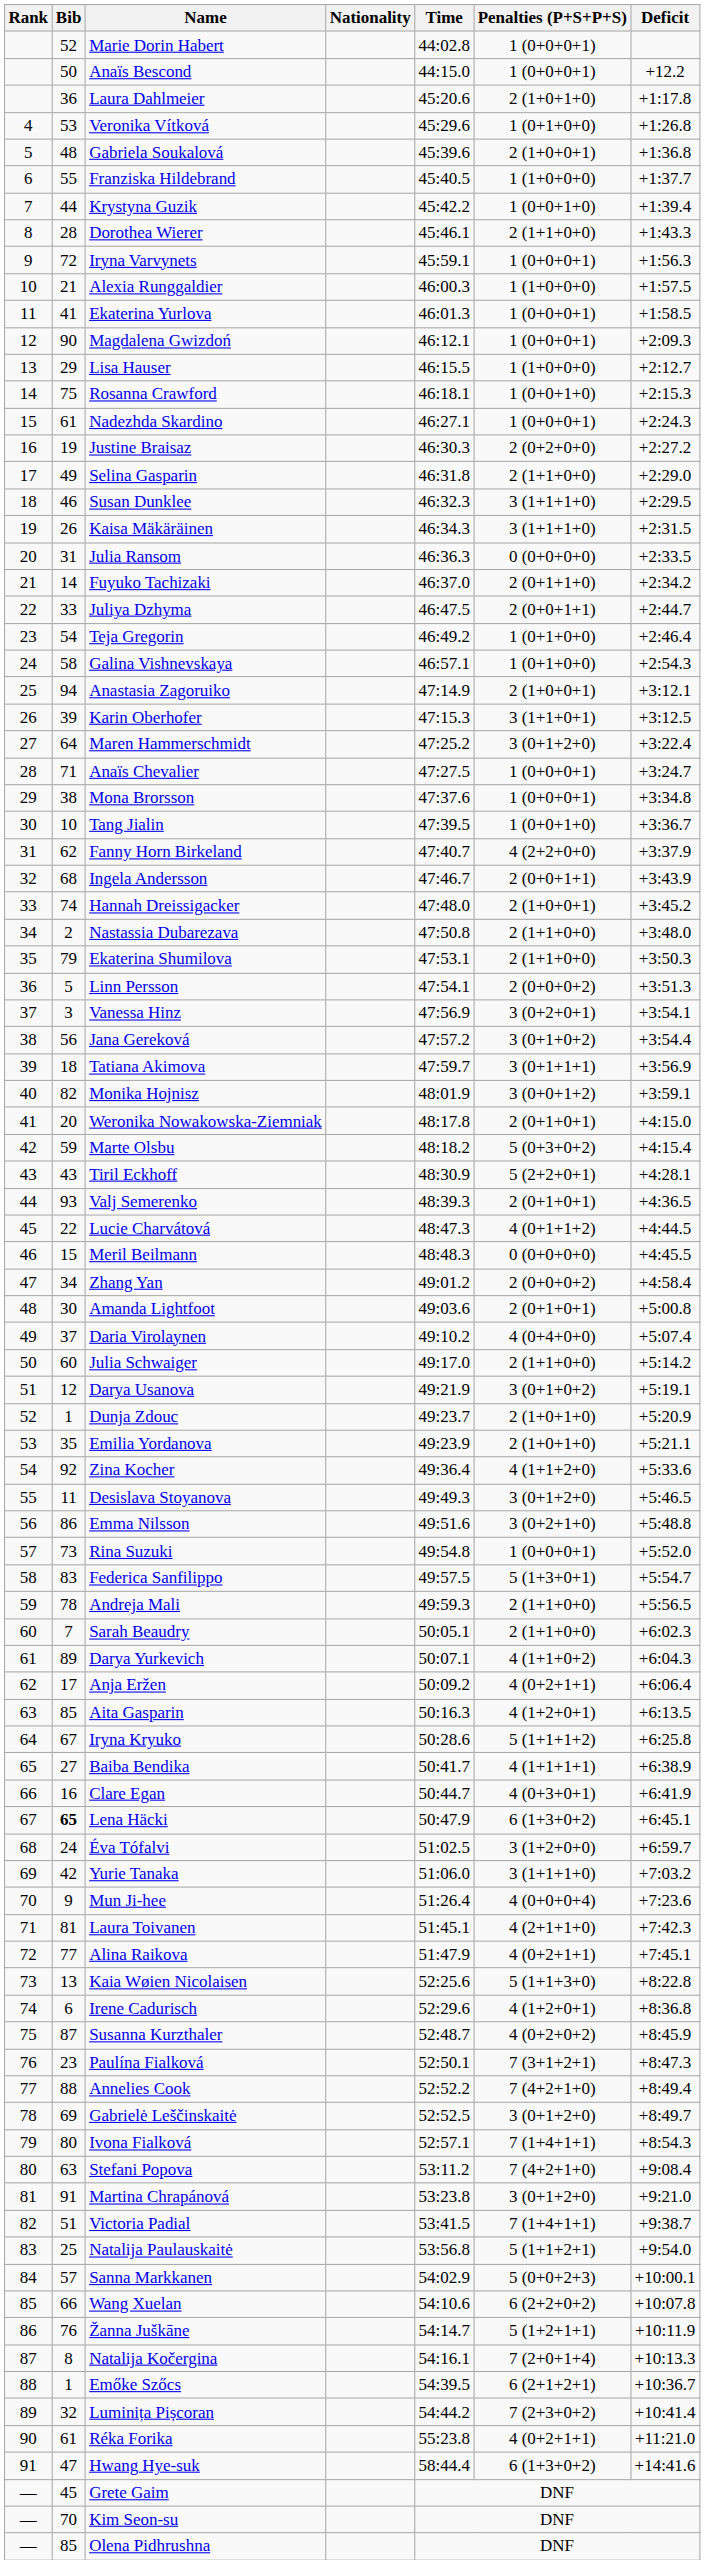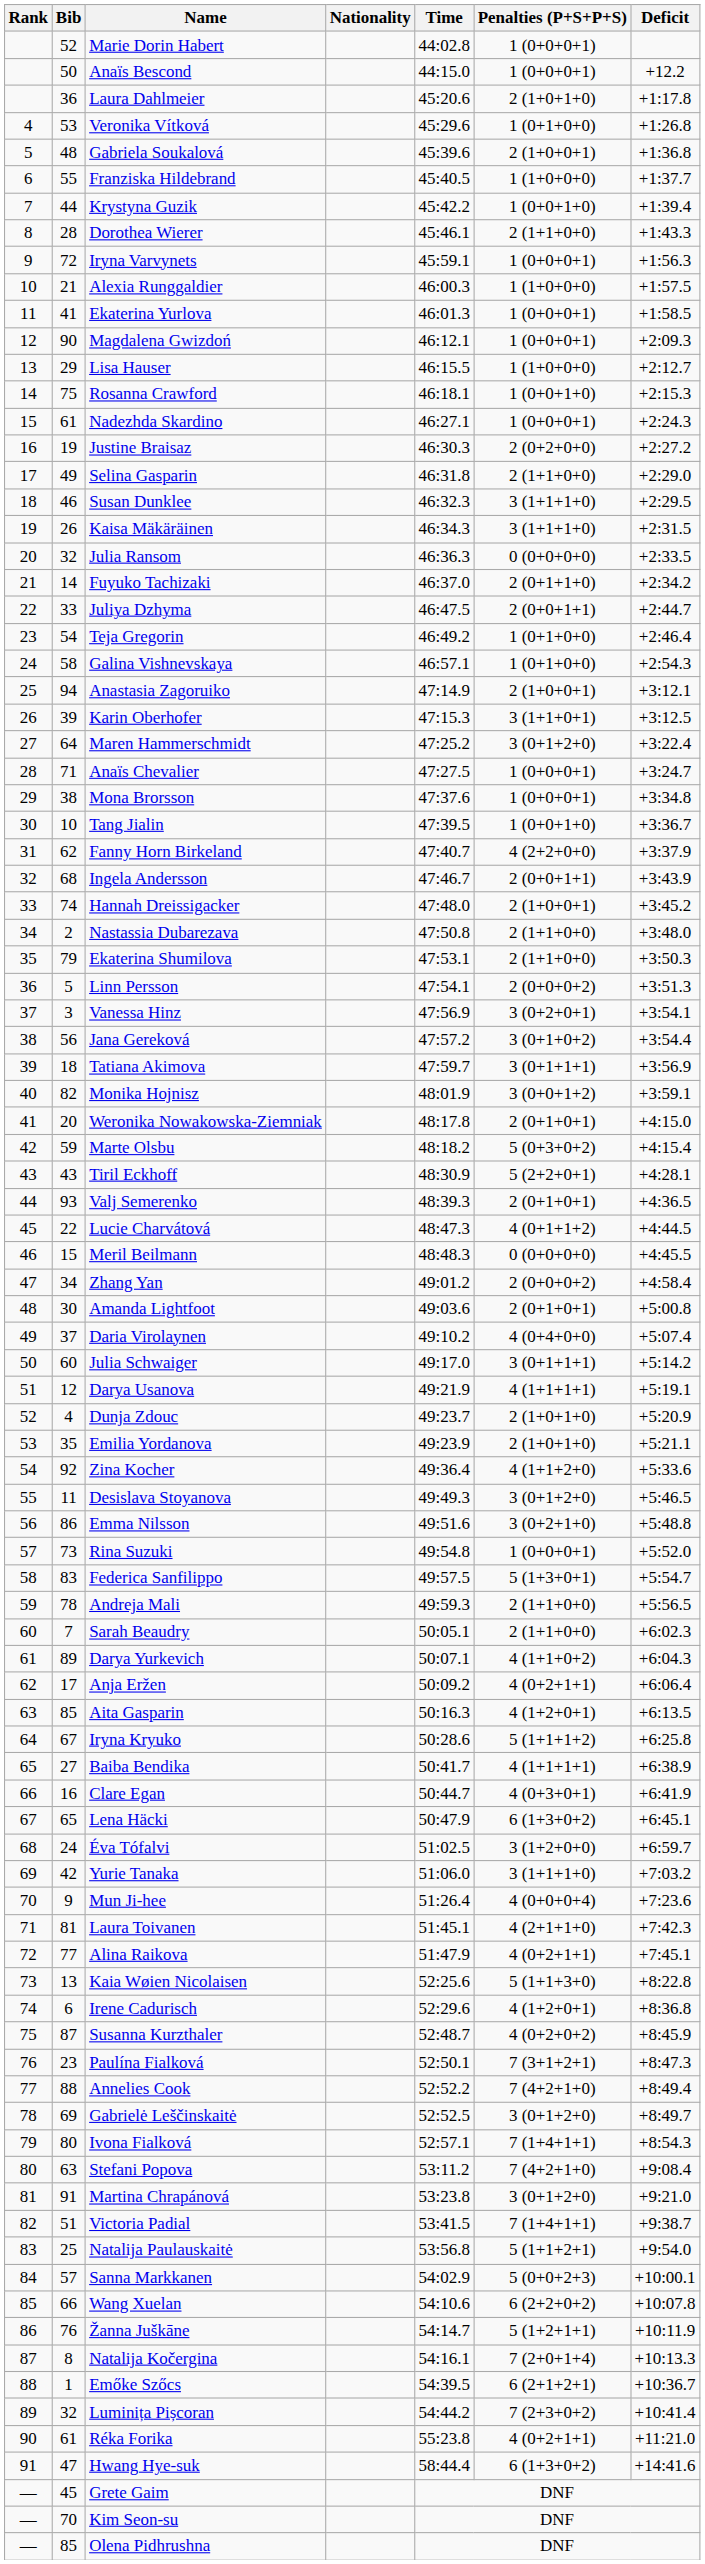(69, 555) 31 -> (69, 555) 32
(552, 1362) 2 (1+1+0+0) -> (552, 1362) 3 (0+1+1+1)
(552, 1389) 3 (0+1+0+2) -> (552, 1389) 4 (1+1+1+1)
(69, 1416) 1 -> (69, 1416) 4
(69, 1820) bold -> (69, 1820) normal
